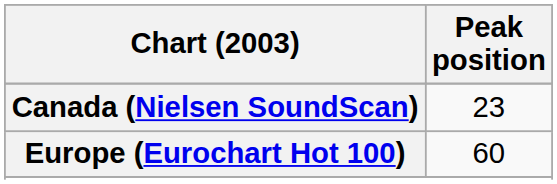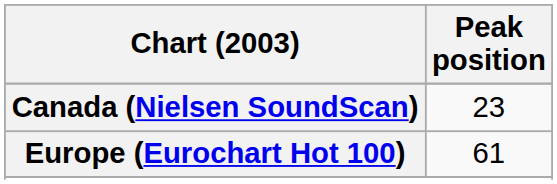(489, 153) 60 -> (489, 153) 61
